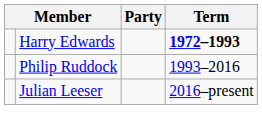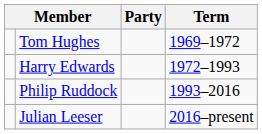+ row: (59, 41)
(204, 41) bold -> (204, 66) normal
